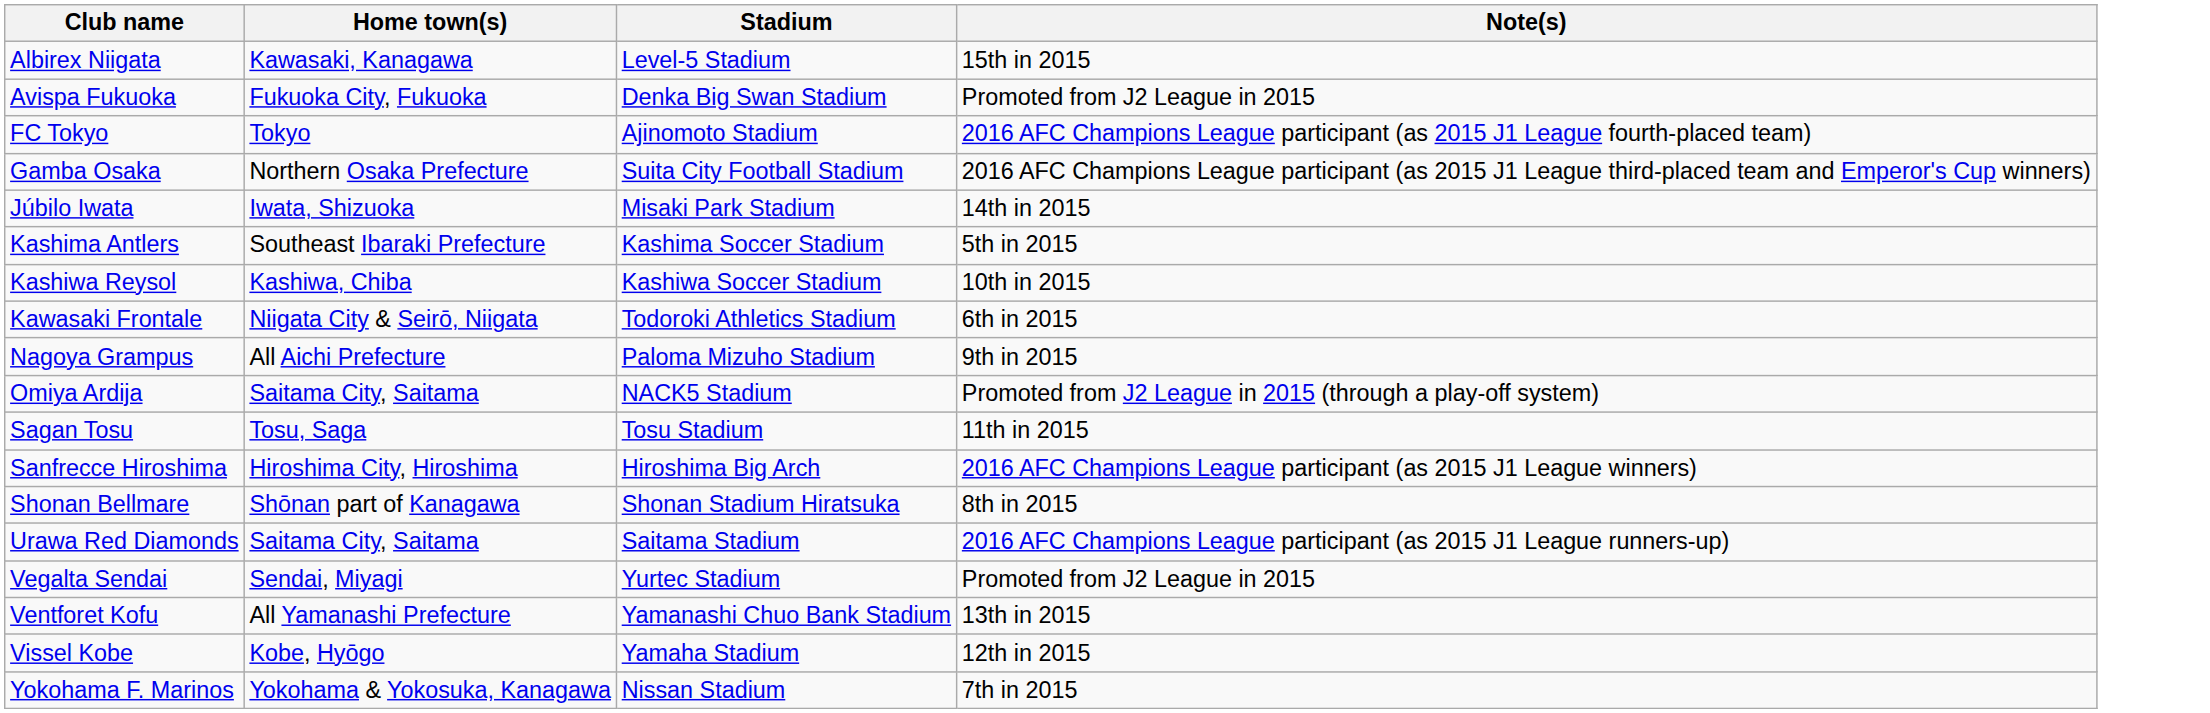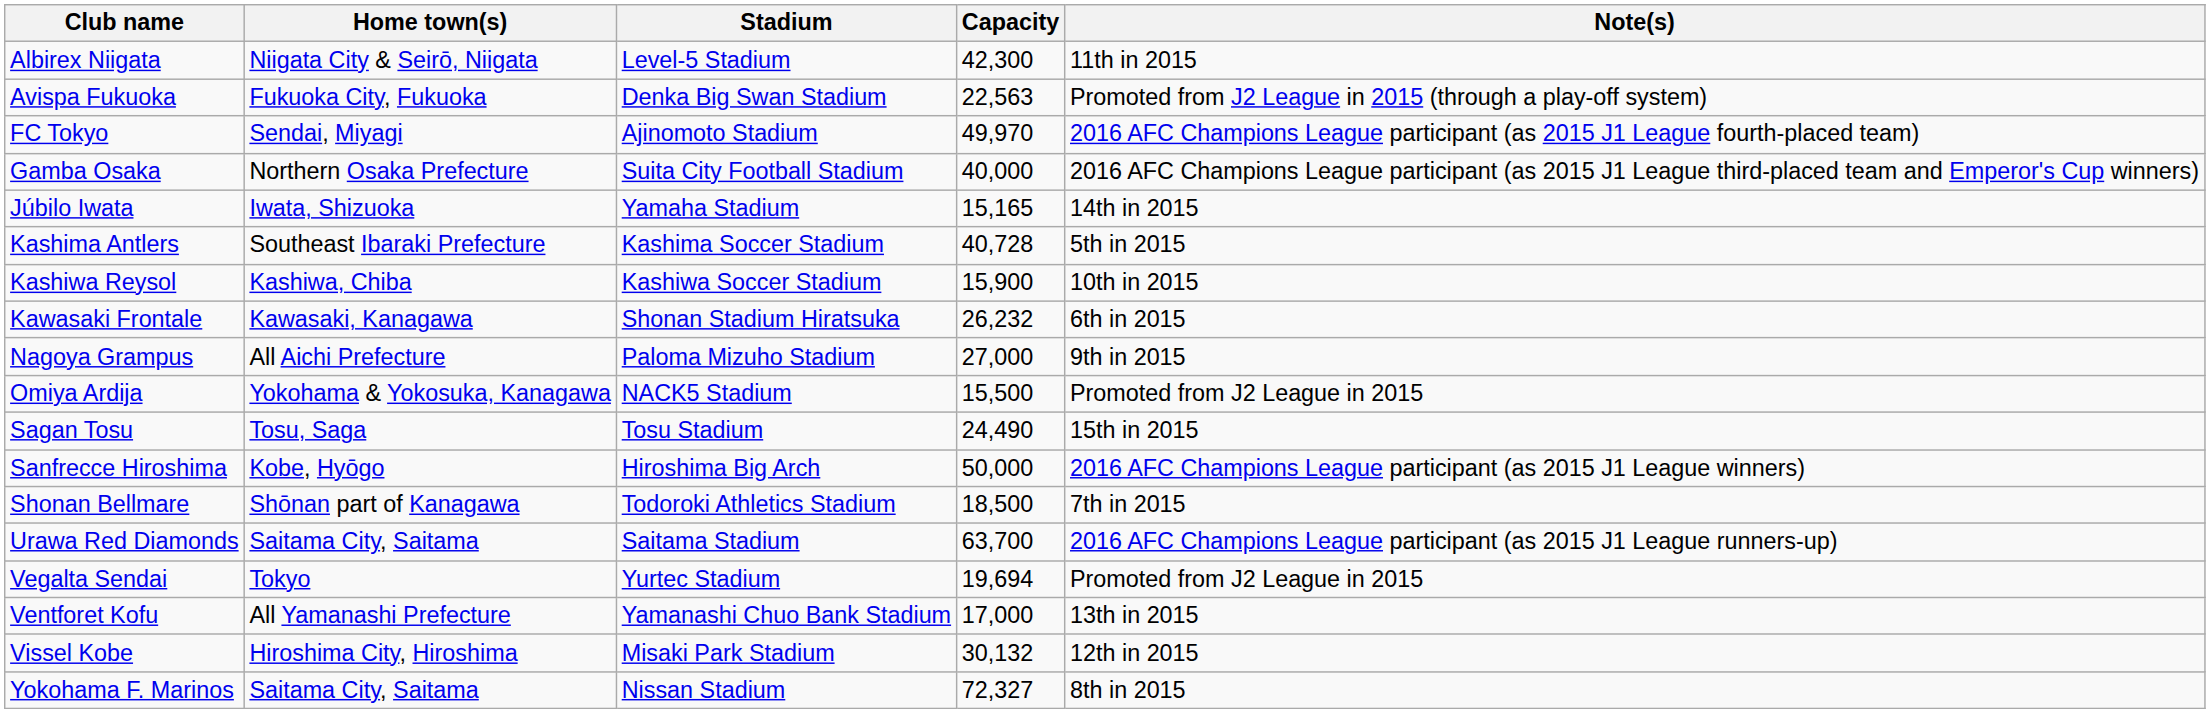+ column: (1011, 23)
(361, 60) Kawasaki, Kanagawa -> (394, 60) Niigata City & Seirō, Niigata
(1026, 60) 15th in 2015 -> (1133, 60) 11th in 2015
(1138, 97) Promoted from J2 League in 2015 -> (1389, 97) Promoted from J2 League in 2015 (through a play-off system)
(280, 134) Tokyo -> (326, 134) Sendai, Miyagi
(728, 208) Misaki Park Stadium -> (710, 208) Yamaha Stadium
(394, 319) Niigata City & Seirō, Niigata -> (361, 319) Kawasaki, Kanagawa
(759, 319) Todoroki Athletics Stadium -> (761, 319) Shonan Stadium Hiratsuka
(364, 393) Saitama City, Saitama -> (430, 393) Yokohama & Yokosuka, Kanagawa
(1280, 393) Promoted from J2 League in 2015 (through a play-off system) -> (1247, 393) Promoted from J2 League in 2015
(1025, 430) 11th in 2015 -> (1134, 430) 15th in 2015
(384, 467) Hiroshima City, Hiroshima -> (317, 467) Kobe, Hyōgo
(761, 504) Shonan Stadium Hiratsuka -> (759, 504) Todoroki Athletics Stadium
(1020, 504) 8th in 2015 -> (1128, 504) 7th in 2015
(326, 578) Sendai, Miyagi -> (280, 578) Tokyo
(317, 652) Kobe, Hyōgo -> (384, 652) Hiroshima City, Hiroshima
(710, 652) Yamaha Stadium -> (728, 652) Misaki Park Stadium
(430, 689) Yokohama & Yokosuka, Kanagawa -> (364, 689) Saitama City, Saitama
(1020, 689) 7th in 2015 -> (1128, 689) 8th in 2015
